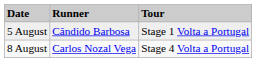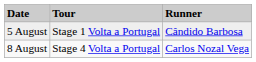columns swapped: (153, 13) <-> (71, 13)
